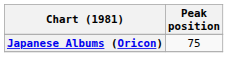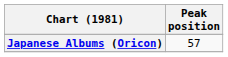(194, 43) 75 -> (194, 43) 57
